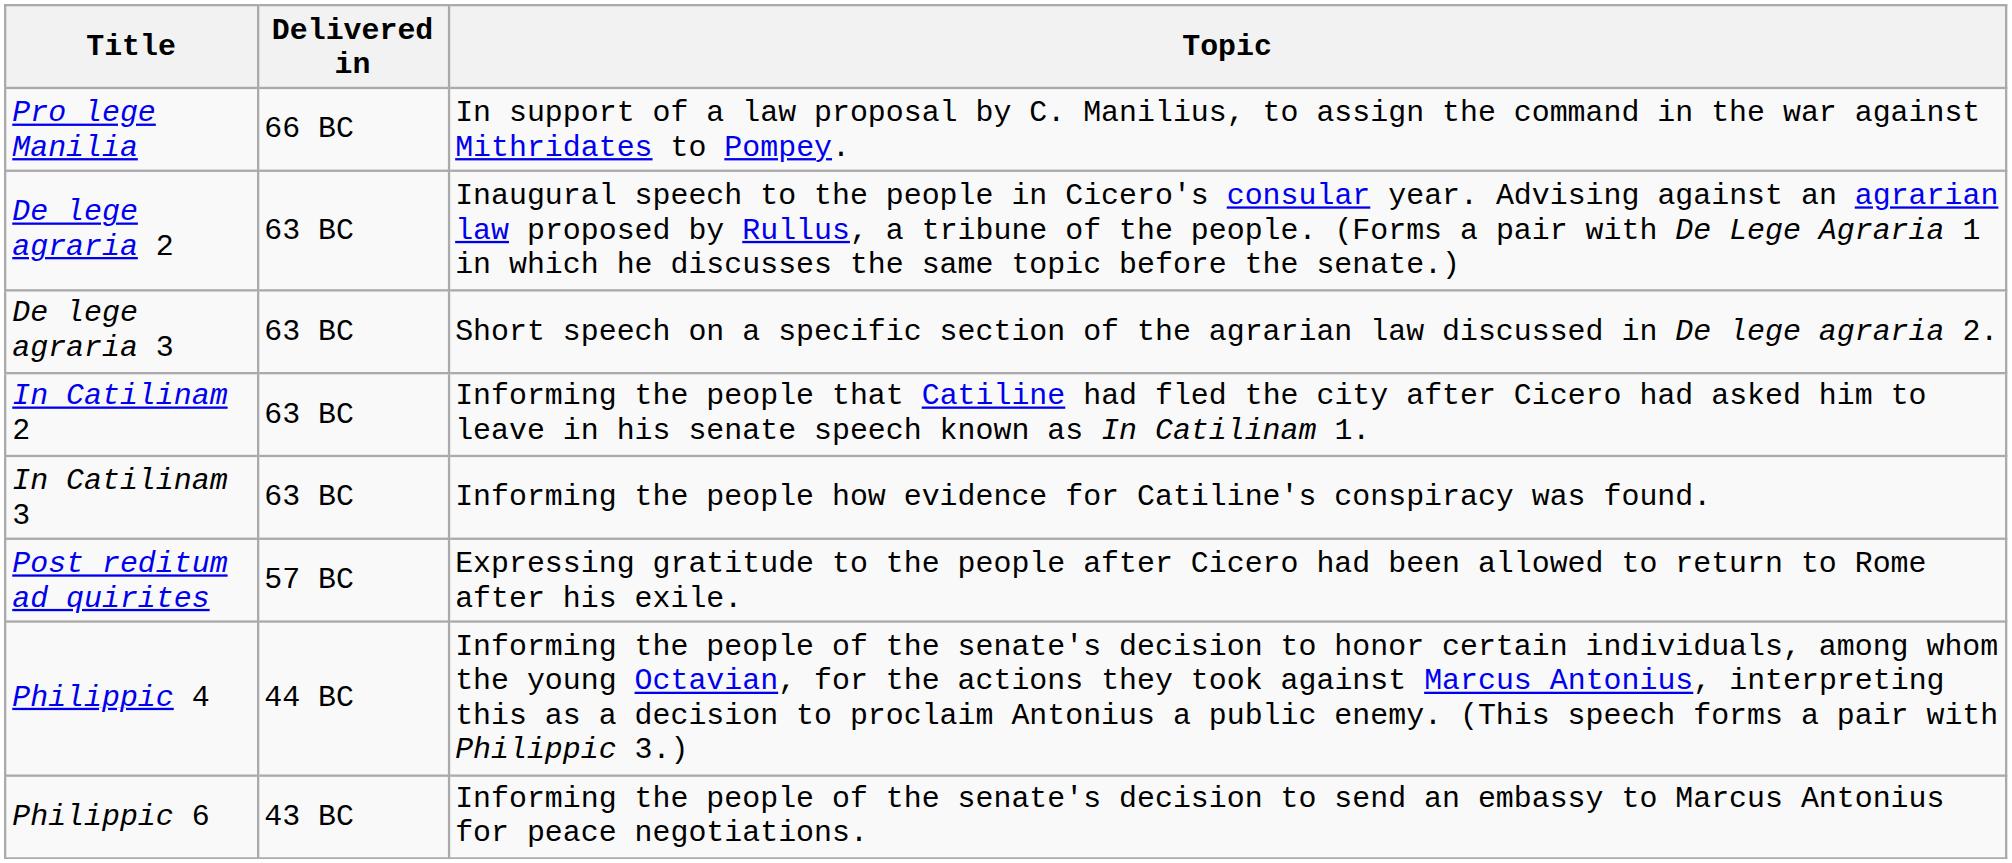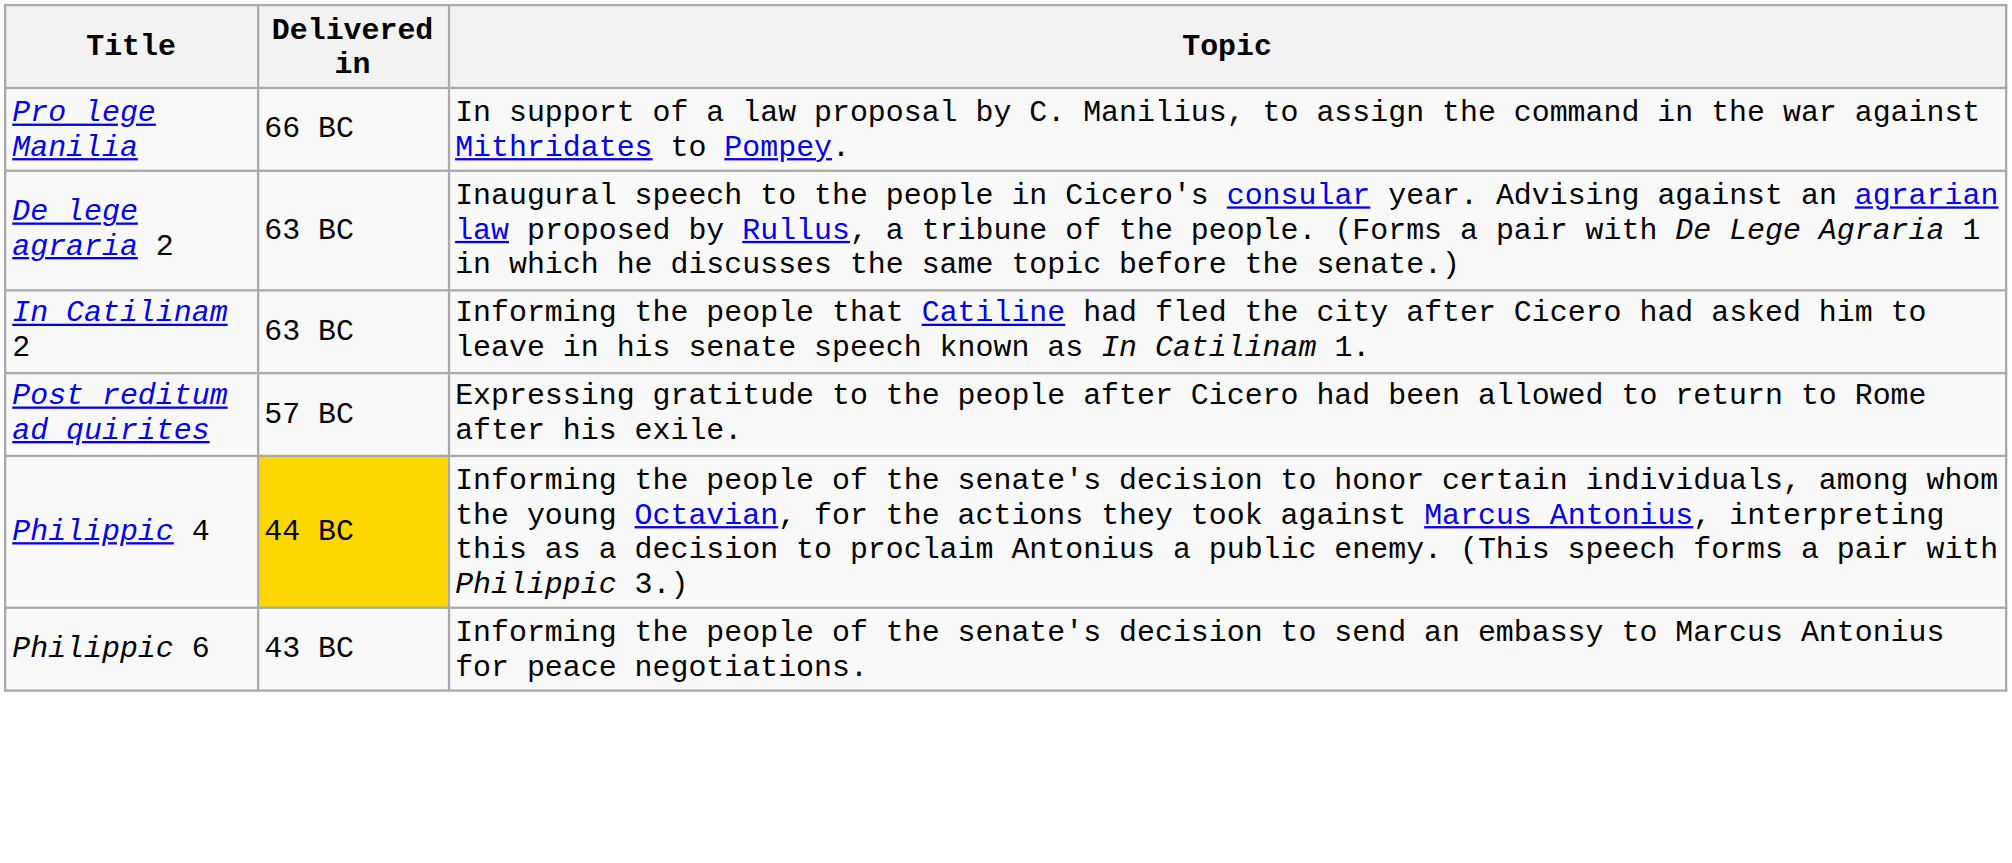- row: (93, 331)
- row: (120, 497)
(309, 698) no background -> (309, 532) gold background
